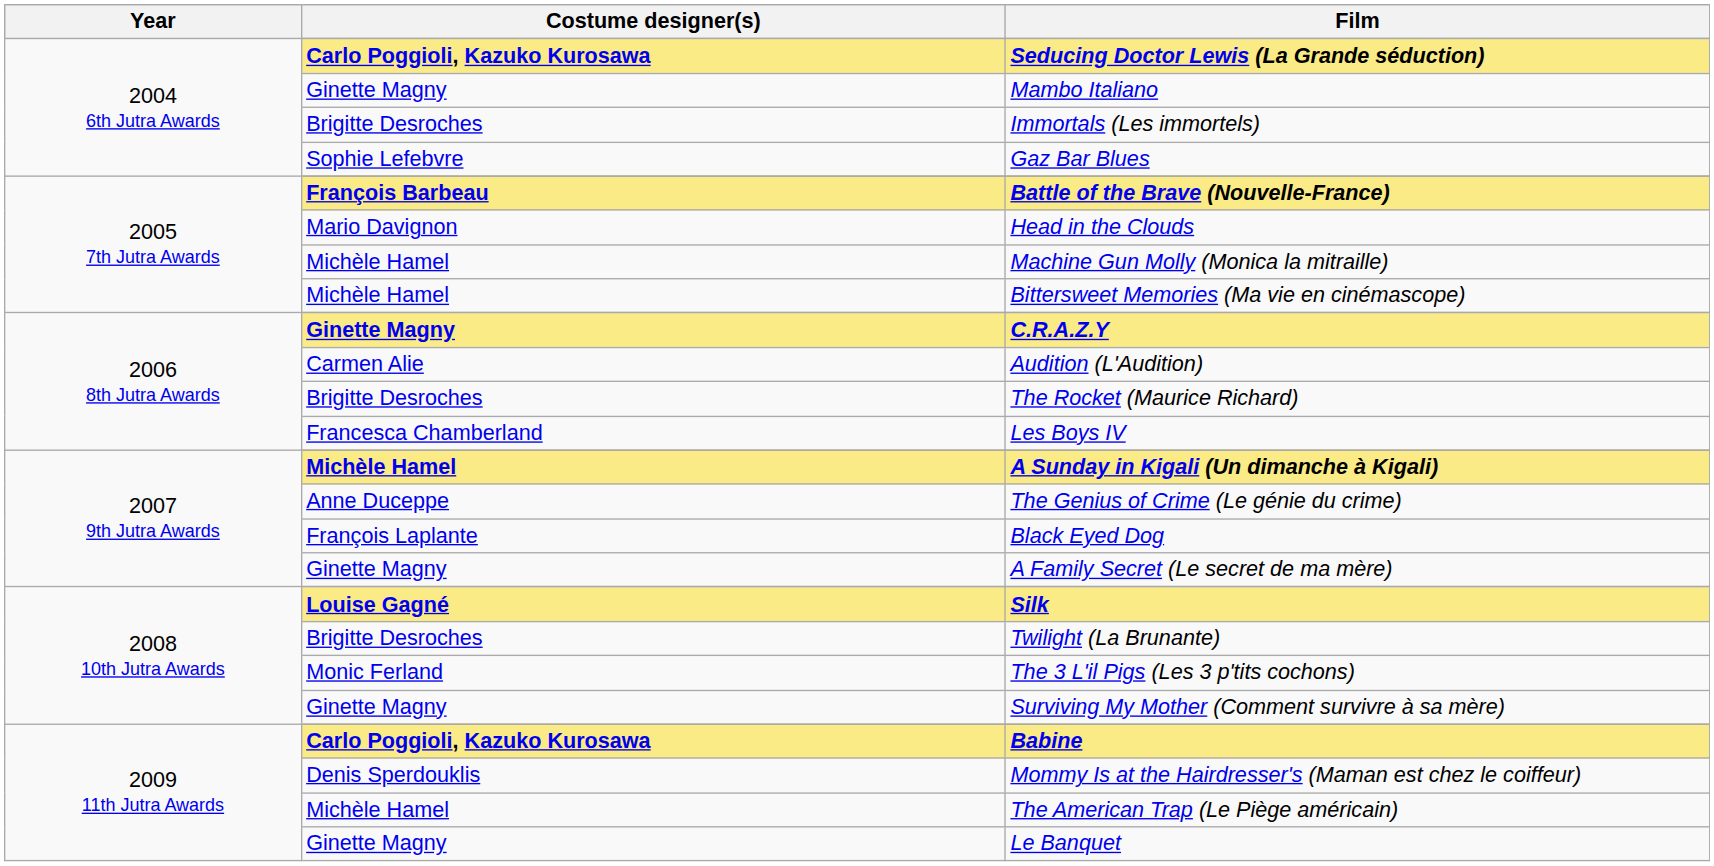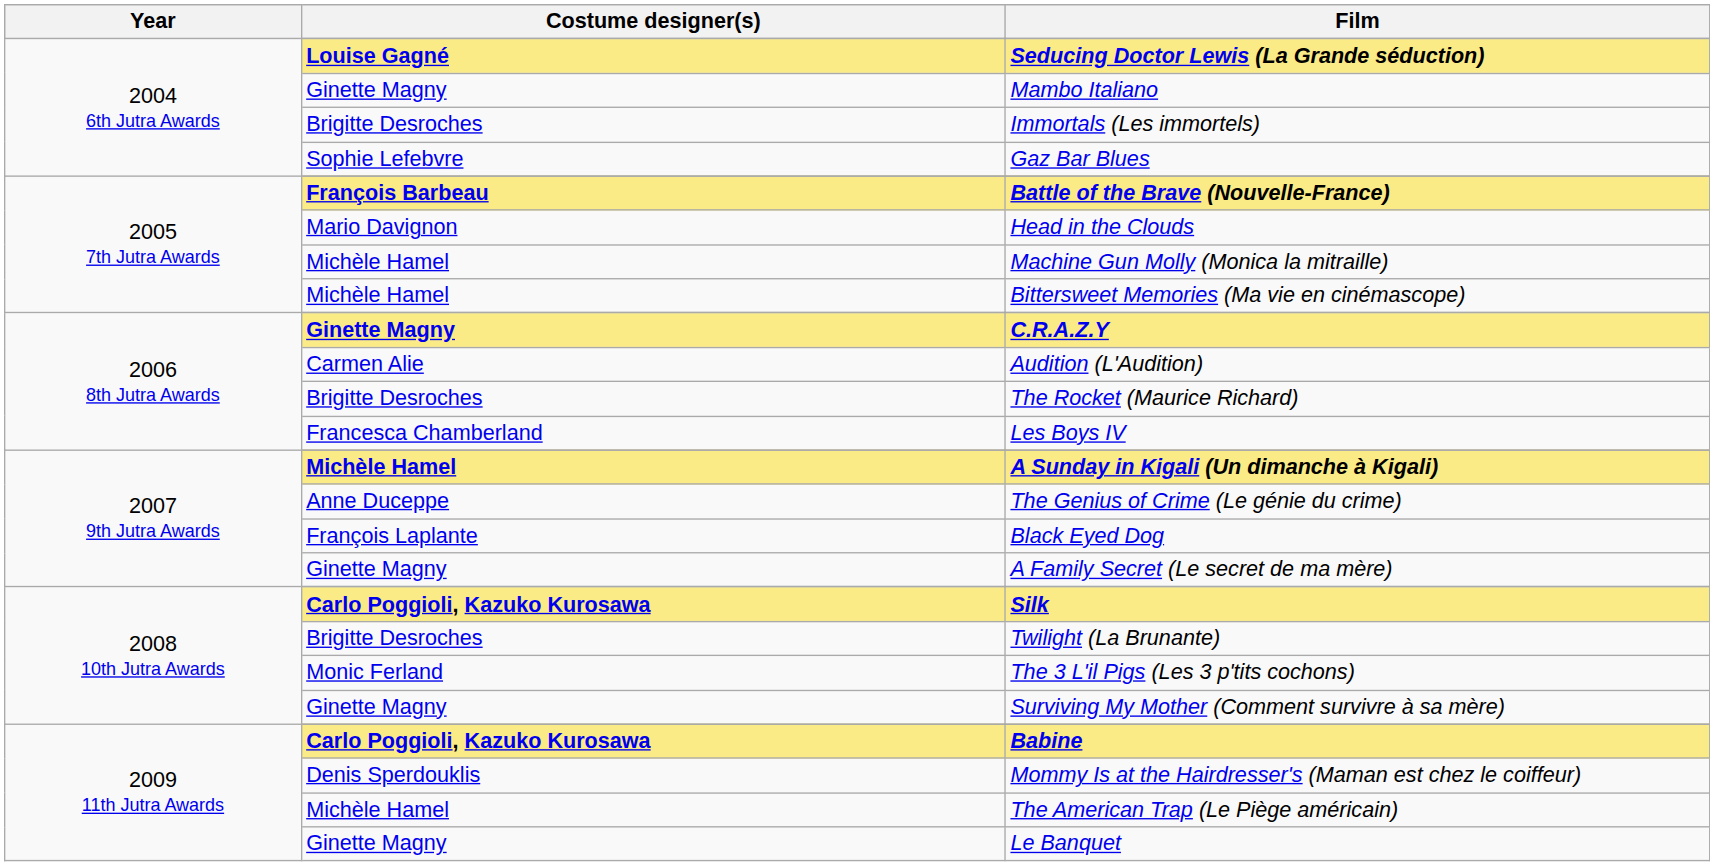(478, 55) Carlo Poggioli, Kazuko Kurosawa -> (378, 55) Louise Gagné
(378, 603) Louise Gagné -> (478, 603) Carlo Poggioli, Kazuko Kurosawa
